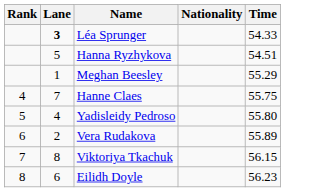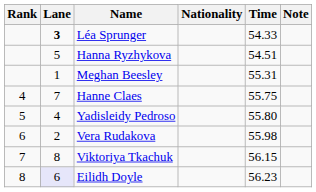+ column: (296, 14)
(263, 75) 55.29 -> (263, 75) 55.31
(263, 136) 55.89 -> (263, 136) 55.98
(57, 177) no background -> (57, 177) lavender background
